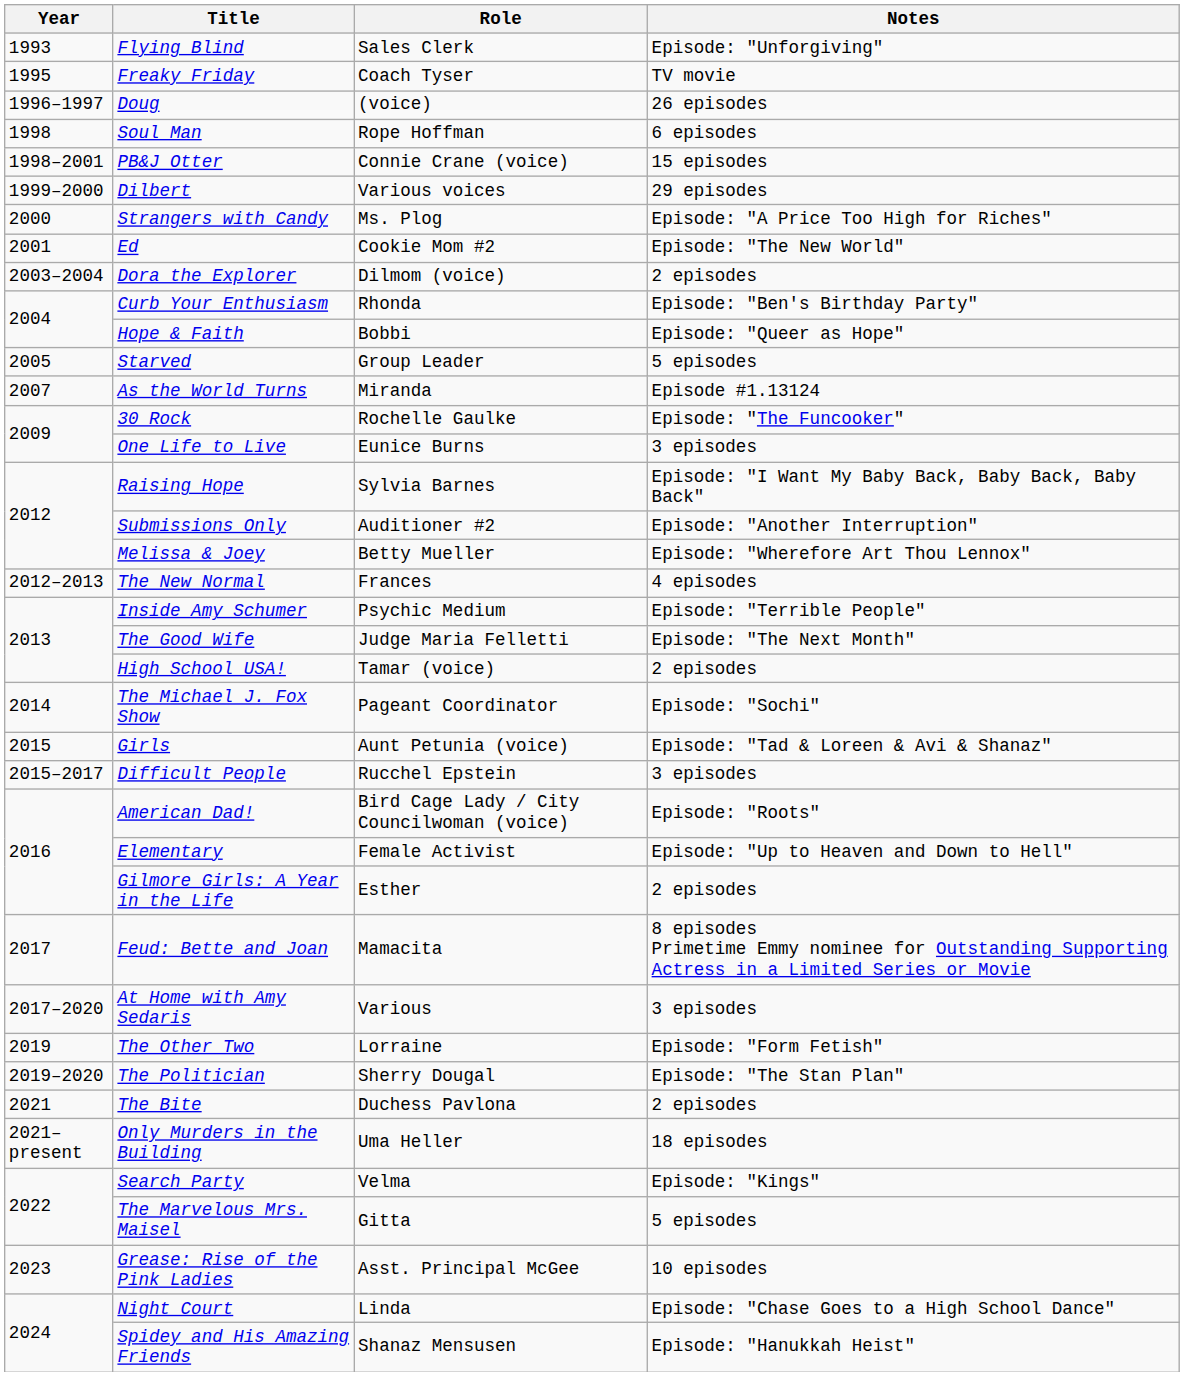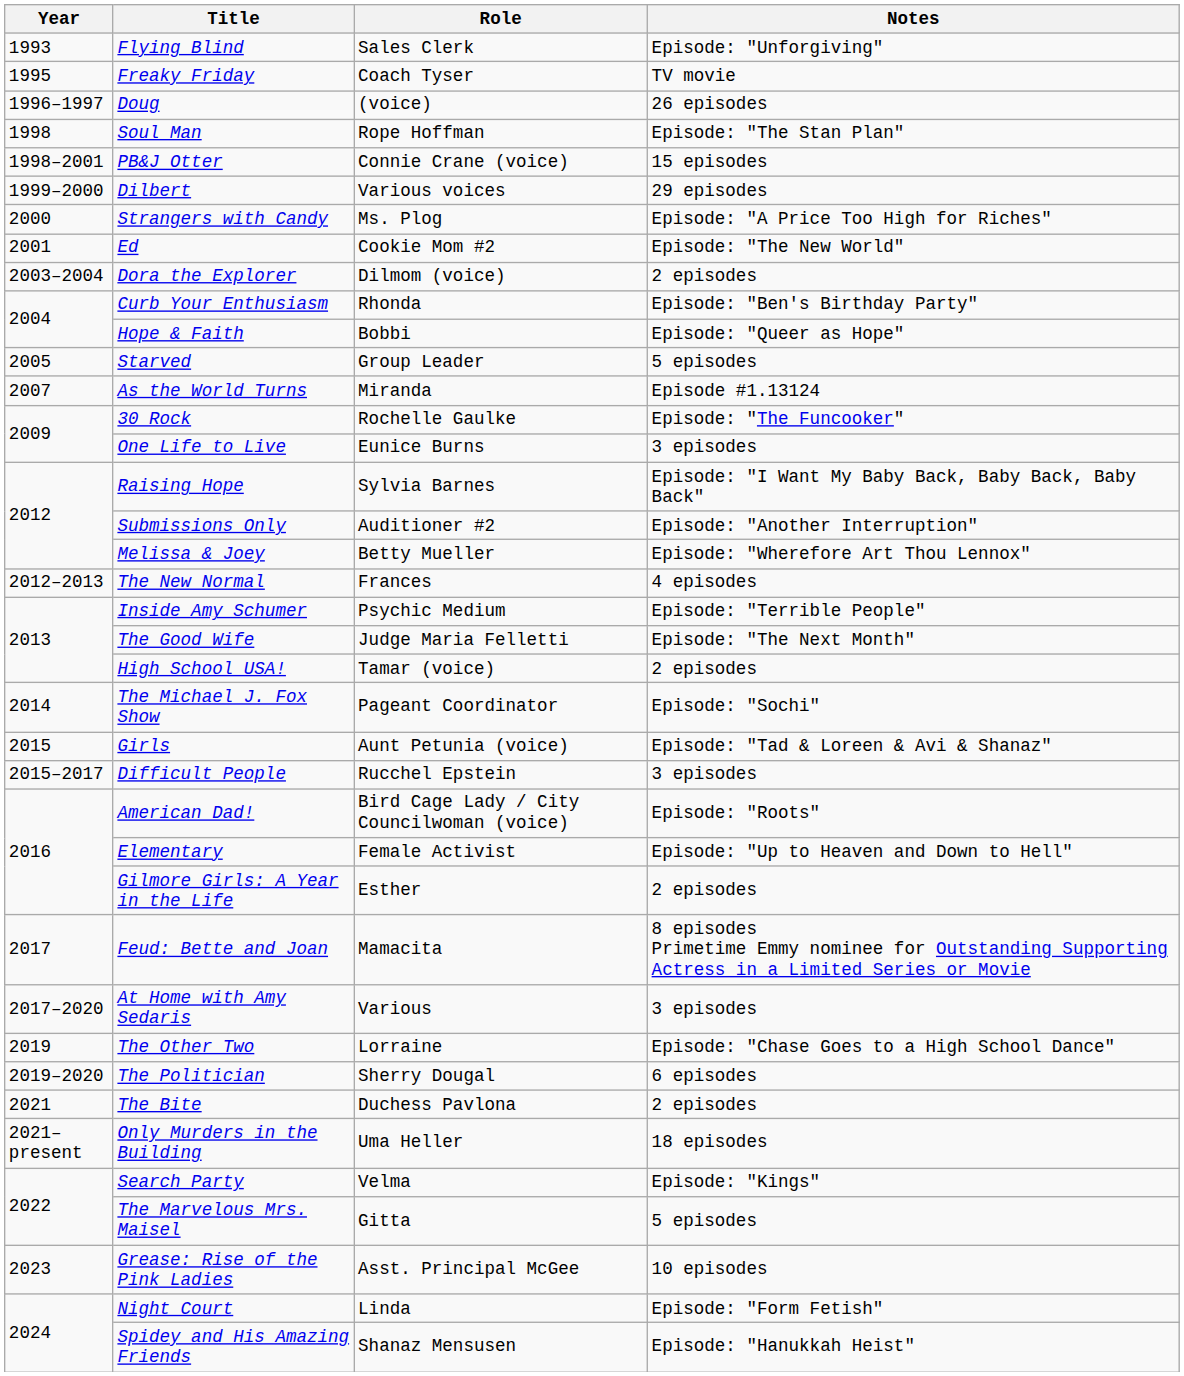(704, 133) 6 episodes -> (778, 133) Episode: "The Stan Plan"
(767, 1047) Episode: "Form Fetish" -> (883, 1047) Episode: "Chase Goes to a High School Dance"
(778, 1076) Episode: "The Stan Plan" -> (704, 1076) 6 episodes
(883, 1308) Episode: "Chase Goes to a High School Dance" -> (767, 1308) Episode: "Form Fetish"
